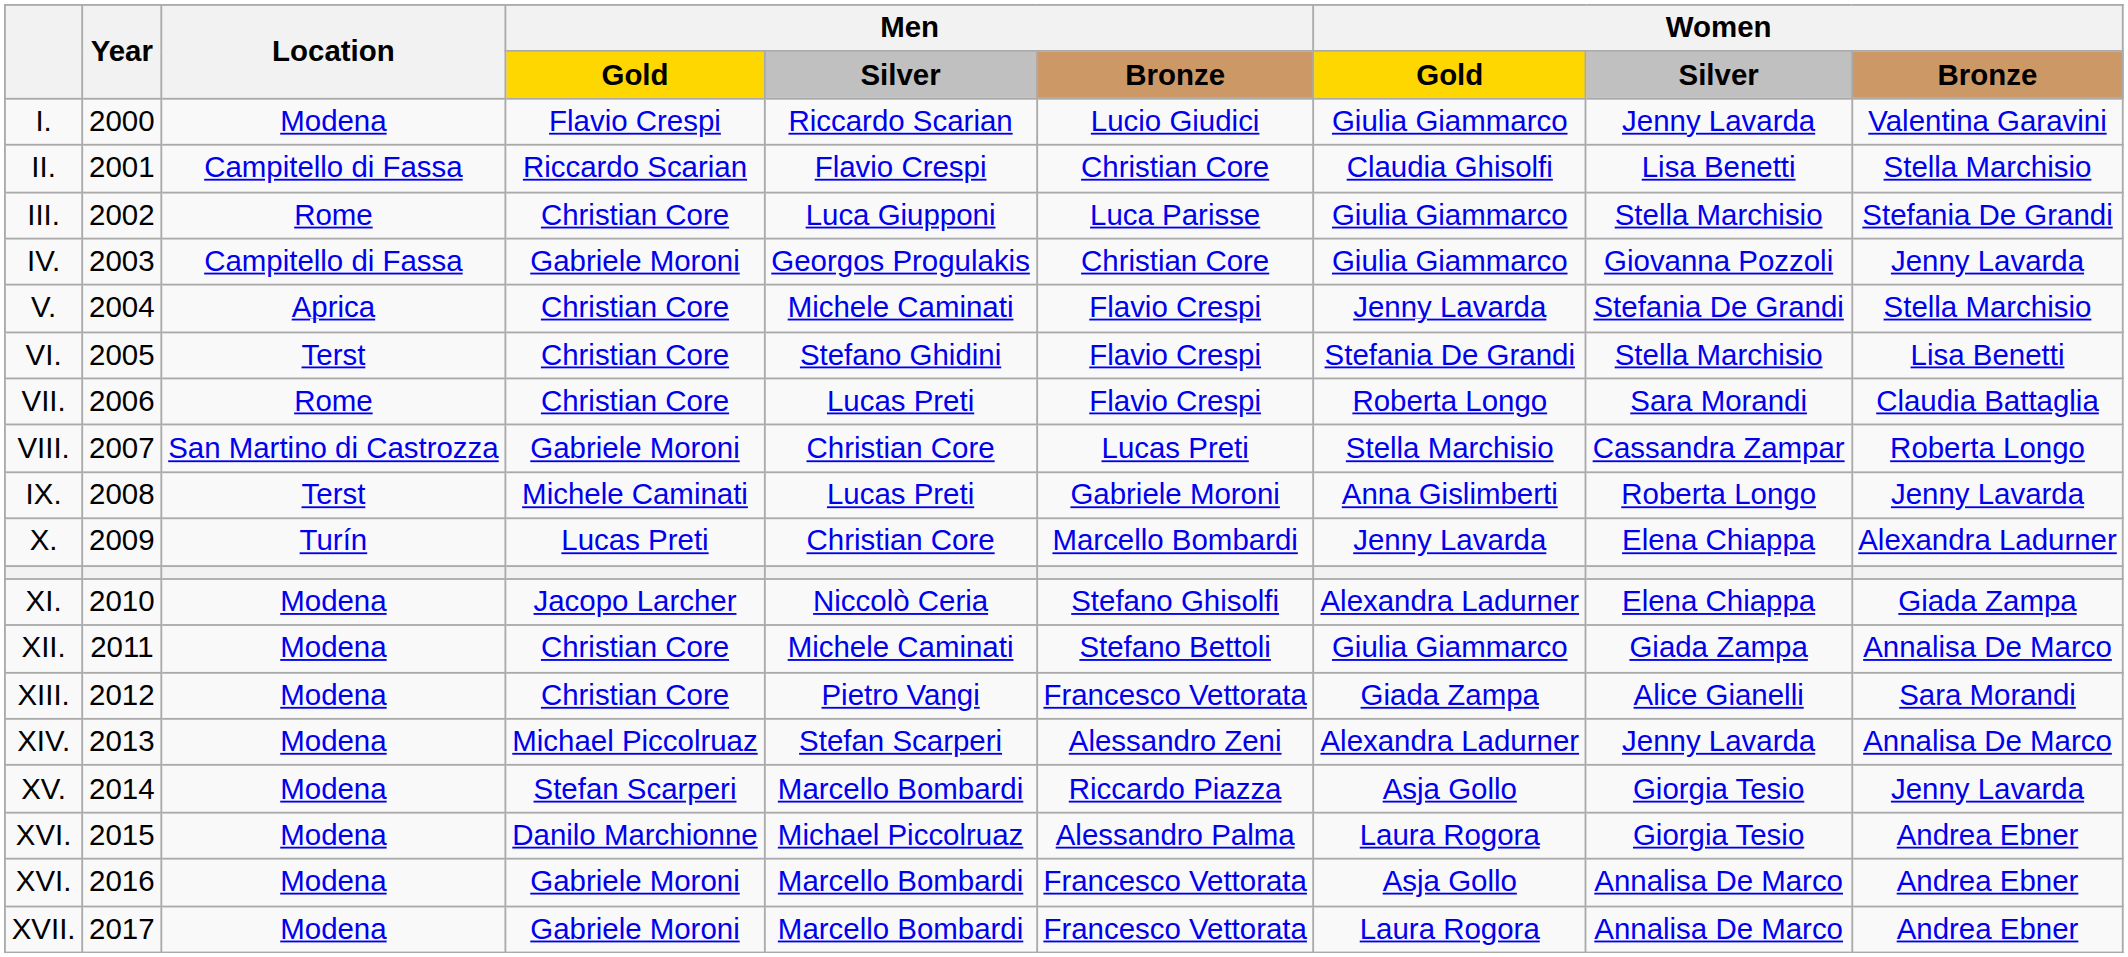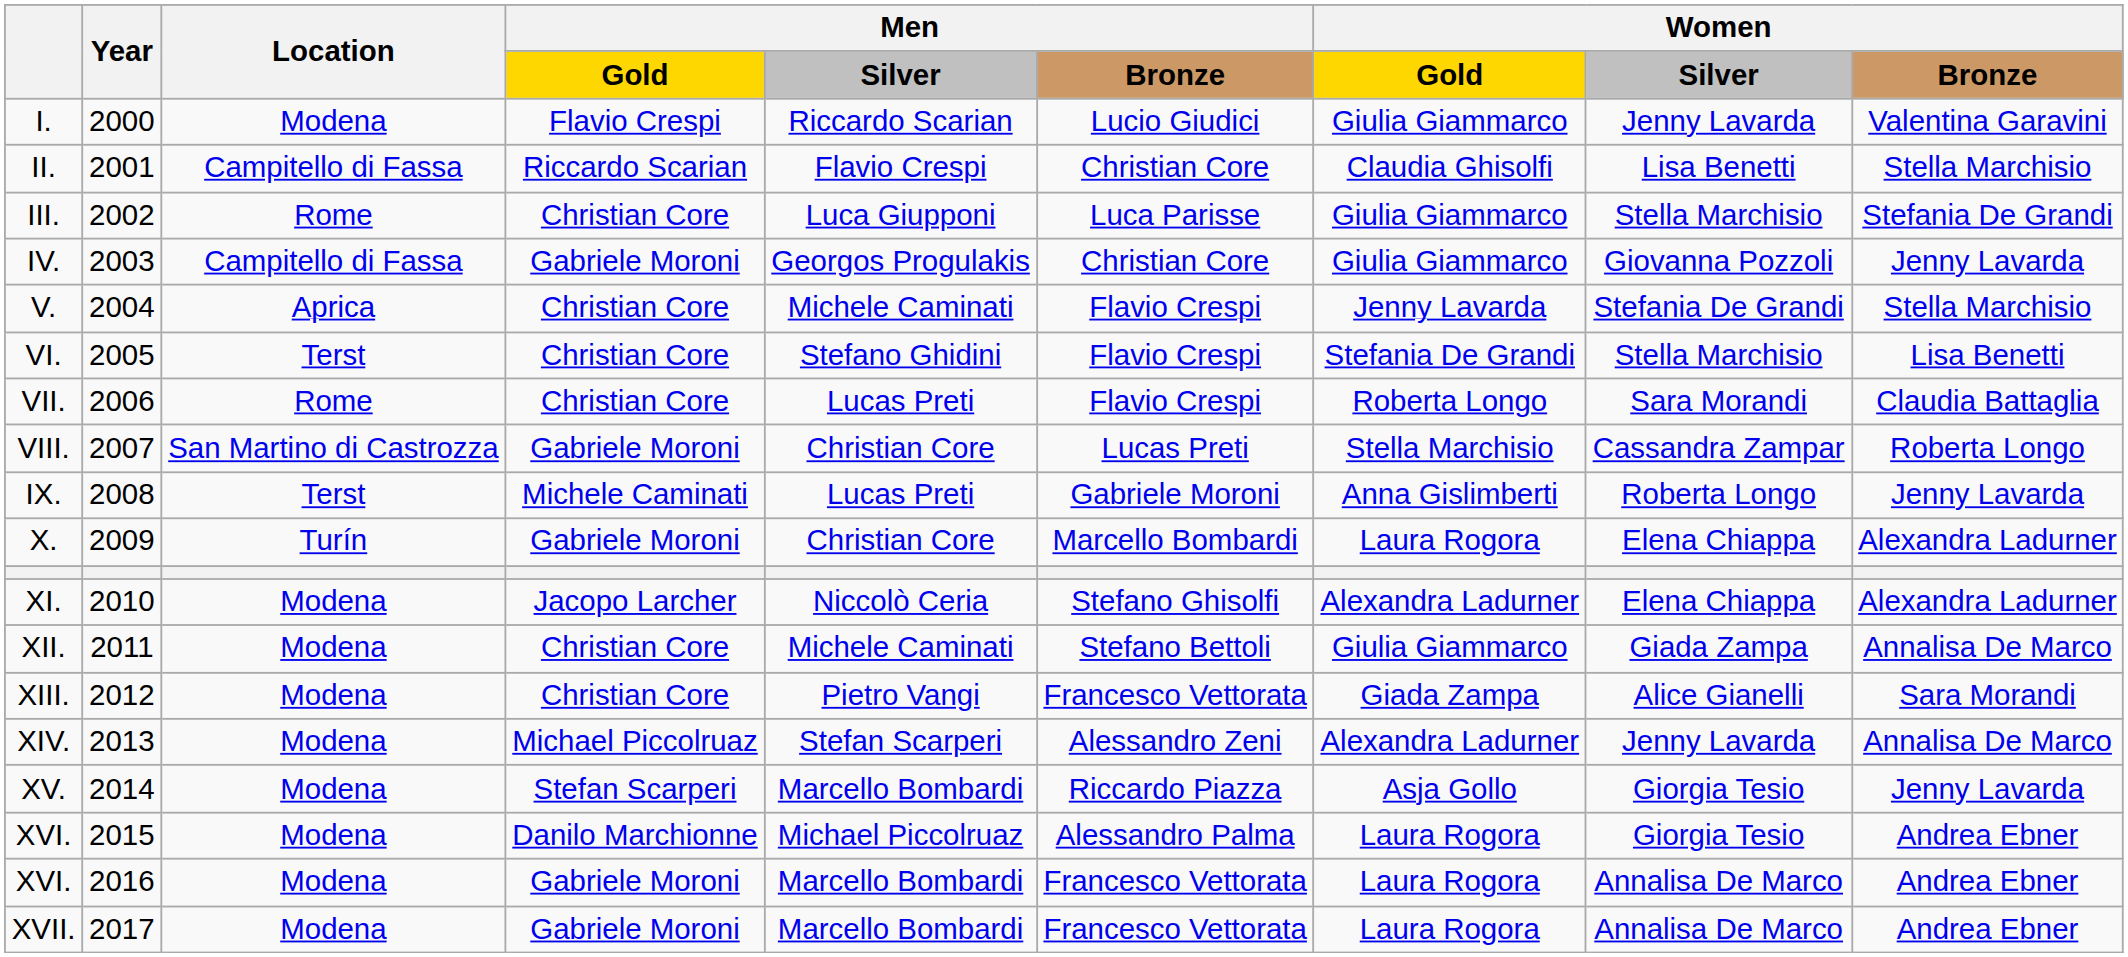(635, 541) Lucas Preti -> (635, 541) Gabriele Moroni
(1450, 541) Jenny Lavarda -> (1450, 541) Laura Rogora
(1987, 601) Giada Zampa -> (1988, 601) Alexandra Ladurner
(1450, 881) Asja Gollo -> (1450, 881) Laura Rogora
